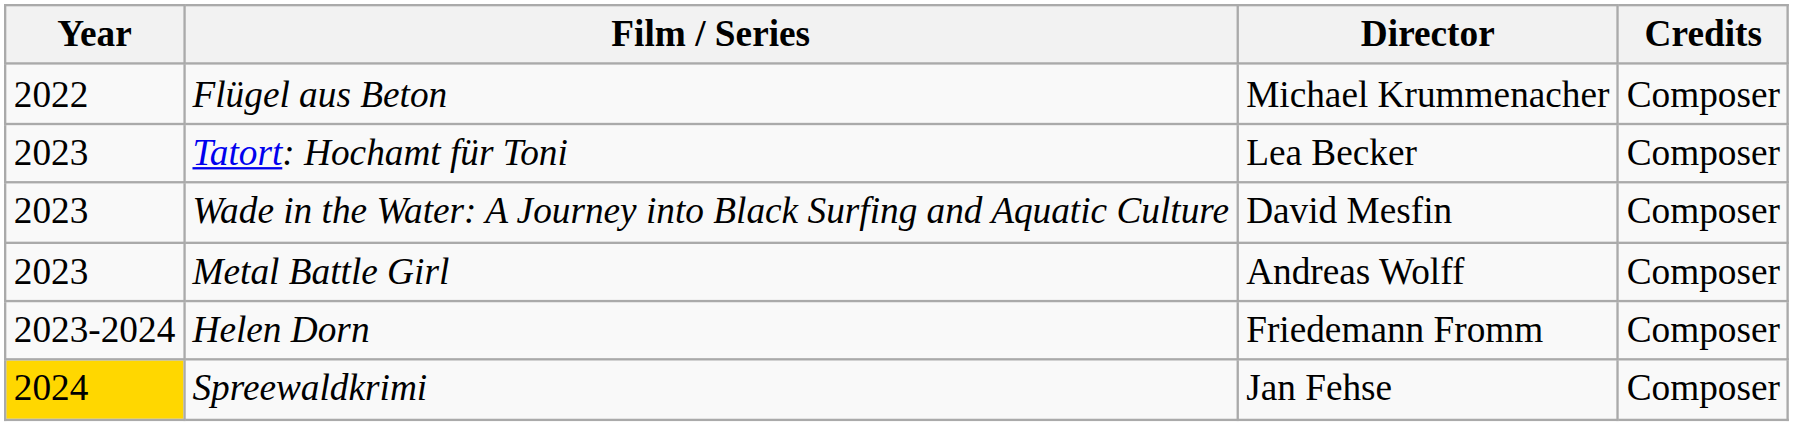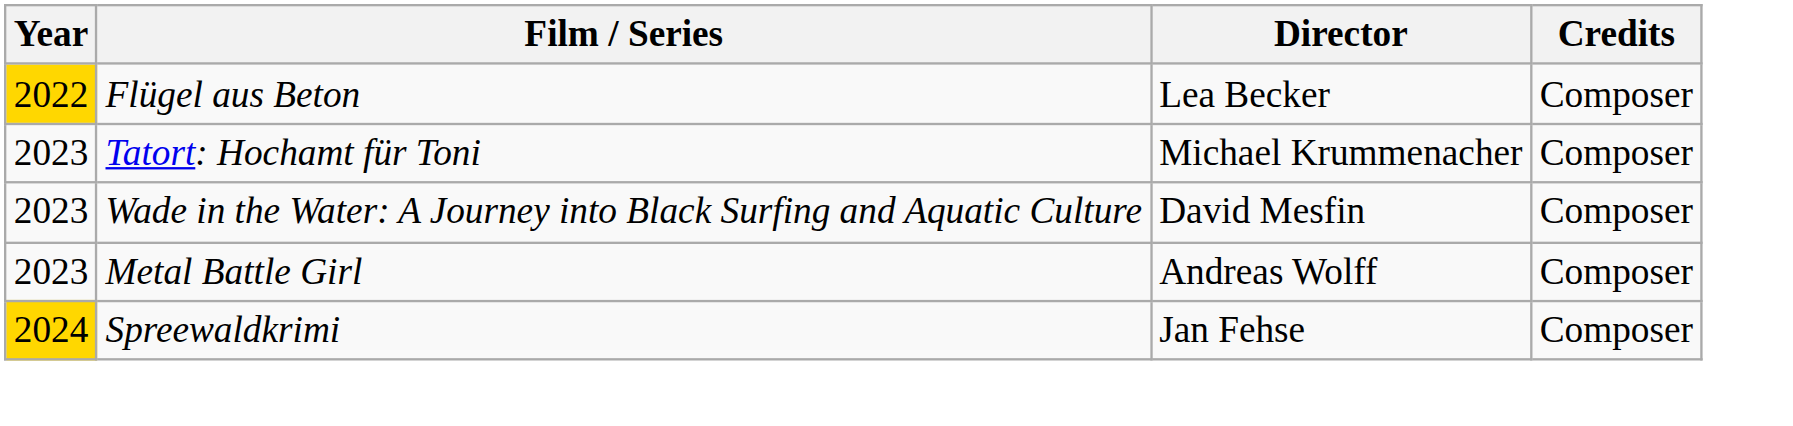(51, 93) no background -> (51, 93) gold background
(1428, 93) Michael Krummenacher -> (1245, 93) Lea Becker
(1332, 152) Lea Becker -> (1341, 152) Michael Krummenacher
- row: (281, 329)
